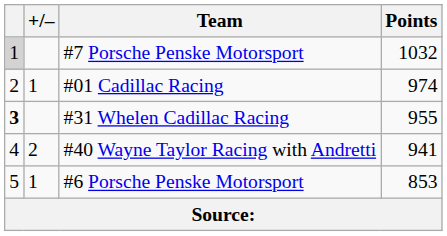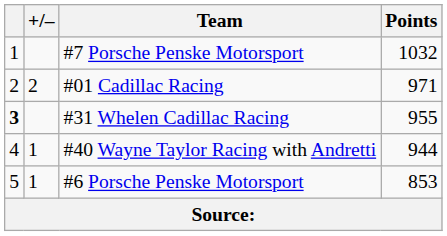(14, 53) lightgrey background -> (14, 53) no background
(33, 85) 1 -> (33, 85) 2
(423, 85) 974 -> (423, 85) 971
(33, 150) 2 -> (33, 150) 1
(423, 150) 941 -> (423, 150) 944
